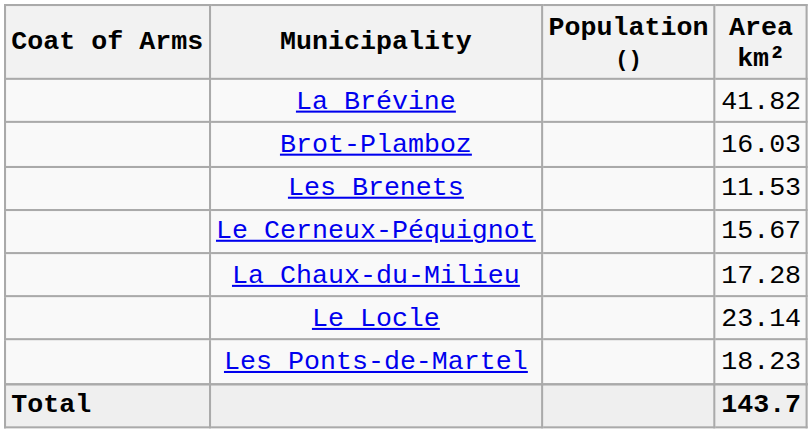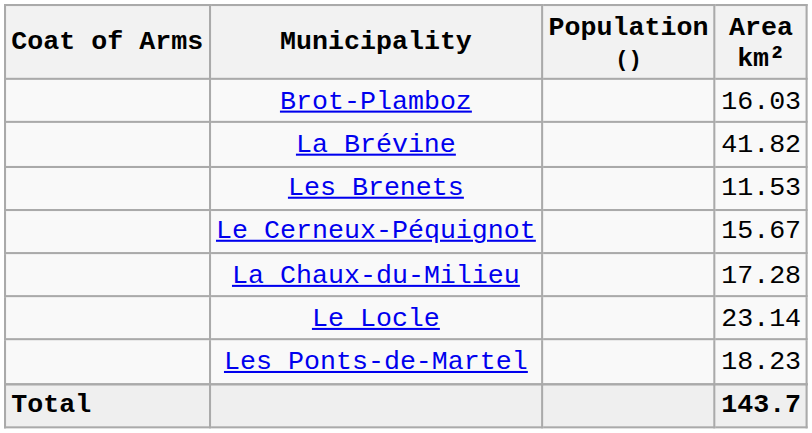rows swapped: (376, 144) <-> (376, 101)
